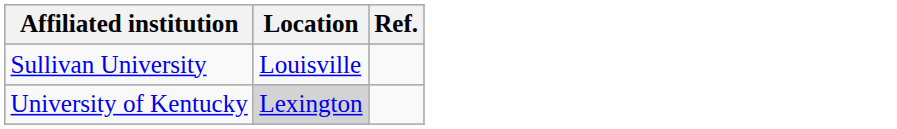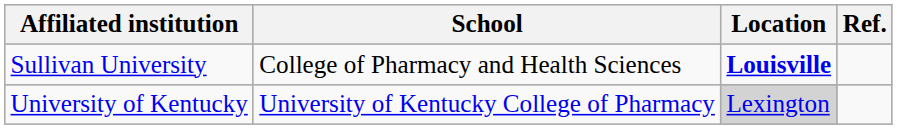+ column: (487, 24)
(310, 64) normal -> (779, 64) bold
